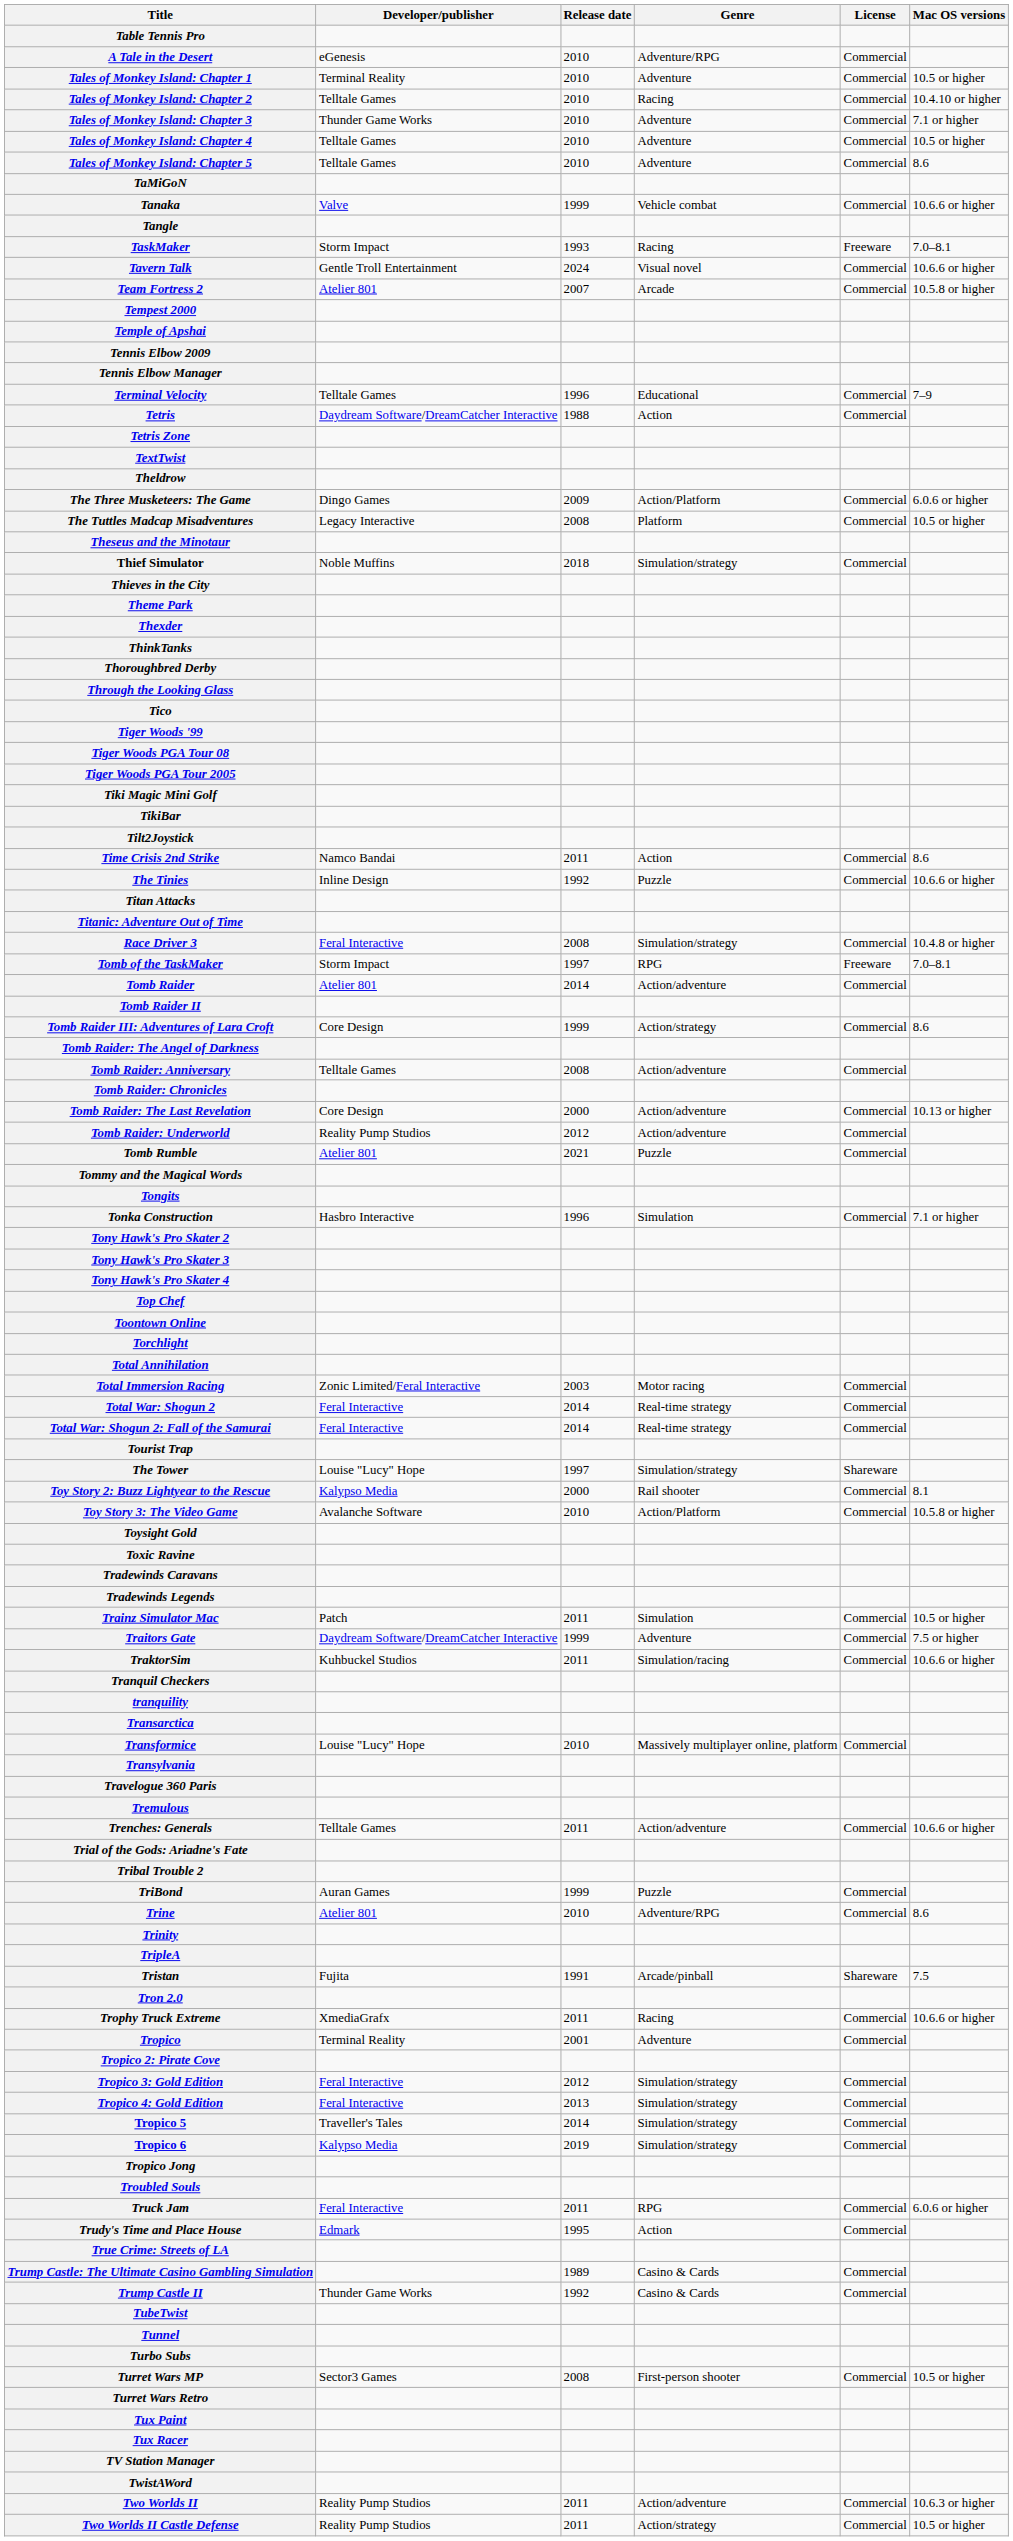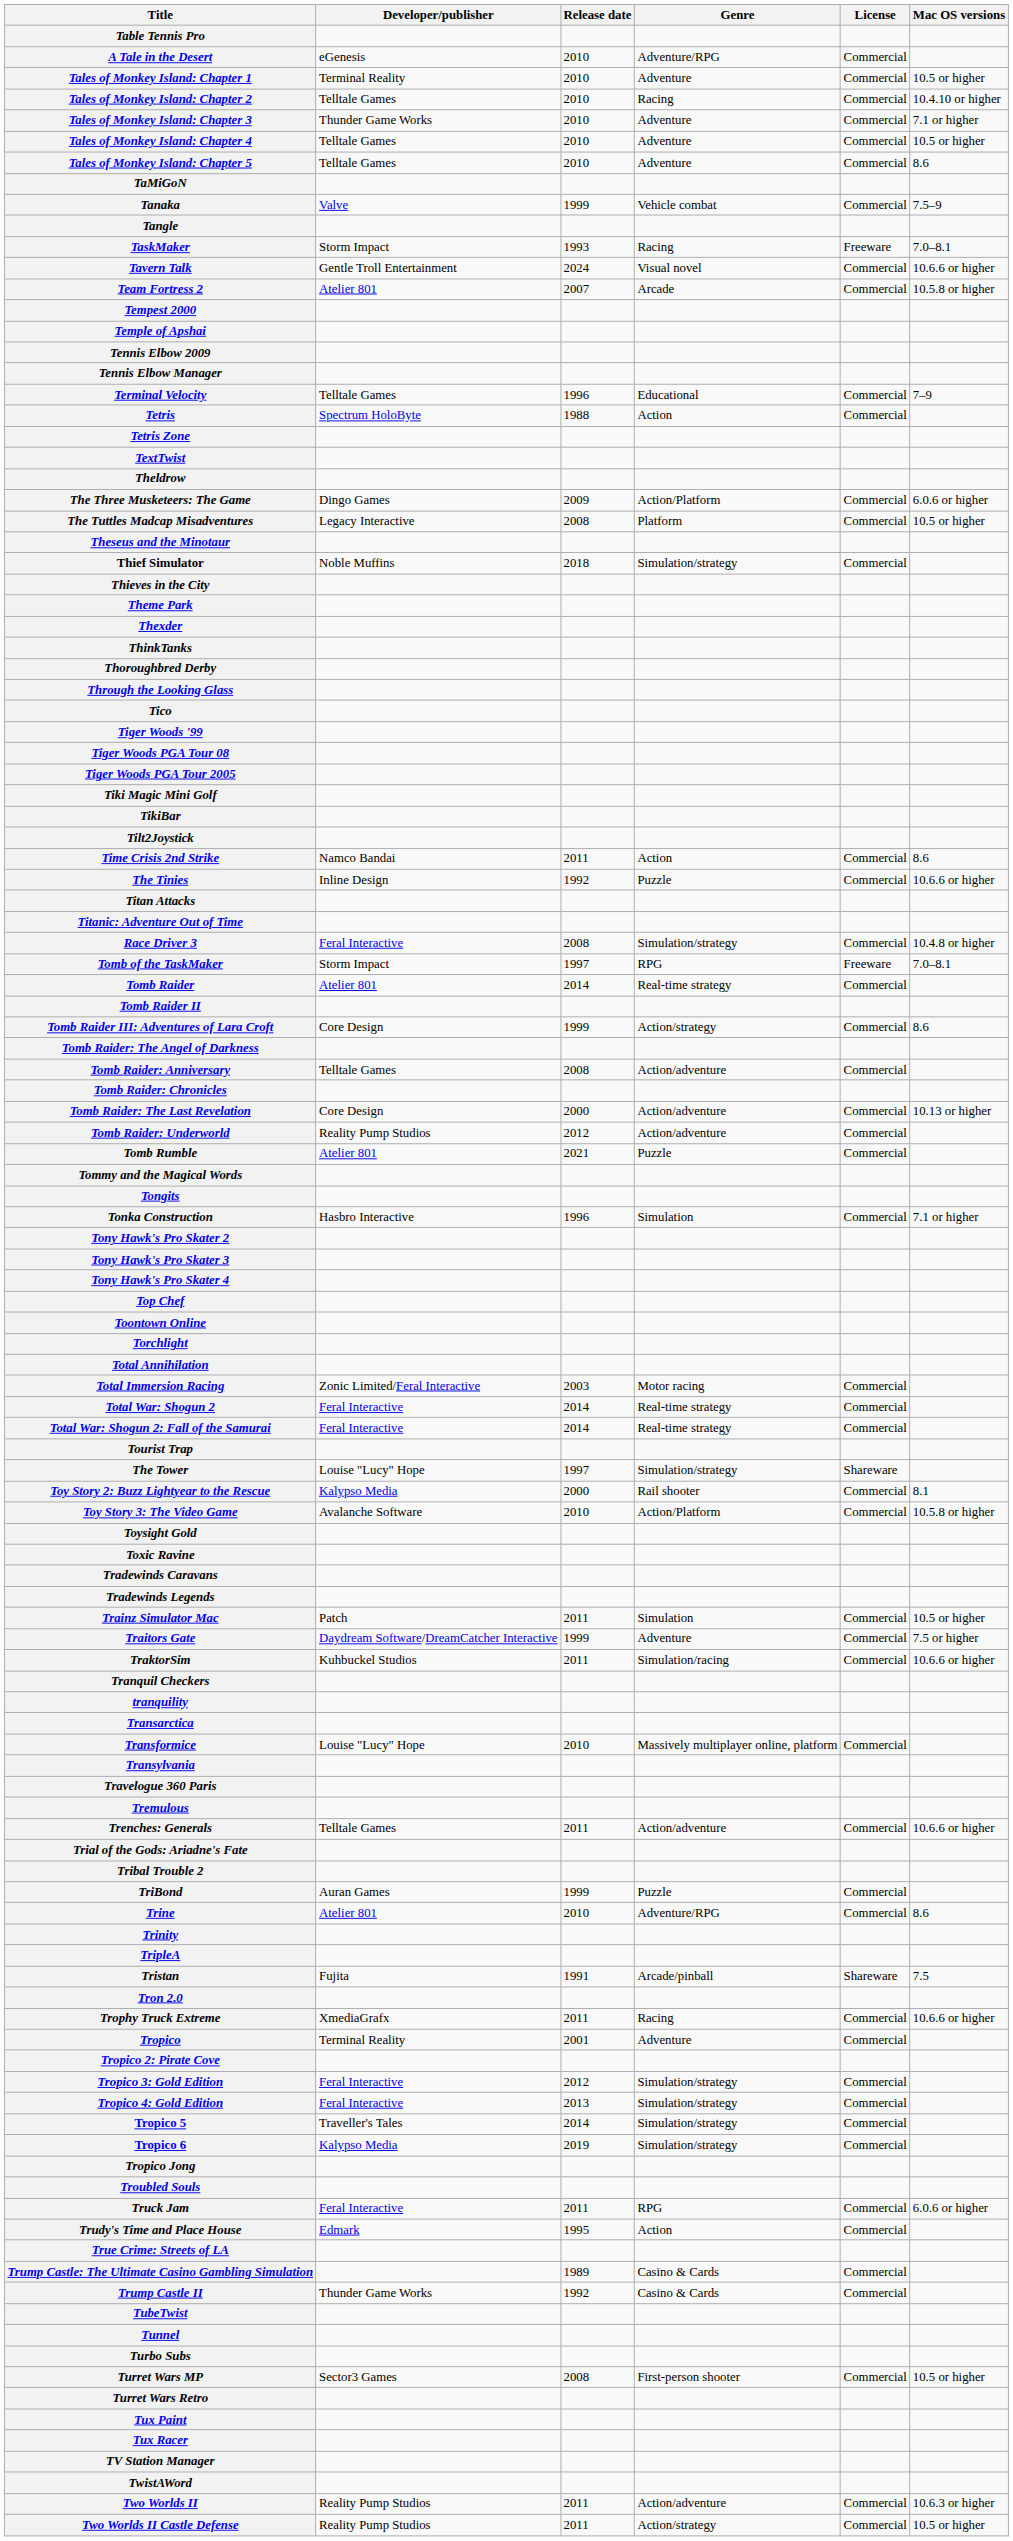(954, 204) 10.6.6 or higher -> (927, 204) 7.5–9
(438, 415) Daydream Software/DreamCatcher Interactive -> (370, 415) Spectrum HoloByte
(682, 984) Action/adventure -> (684, 984) Real-time strategy
